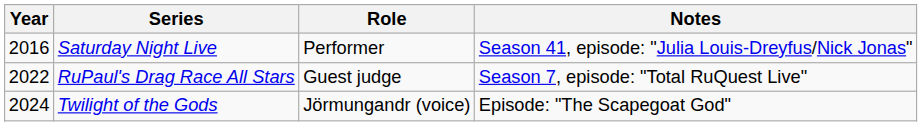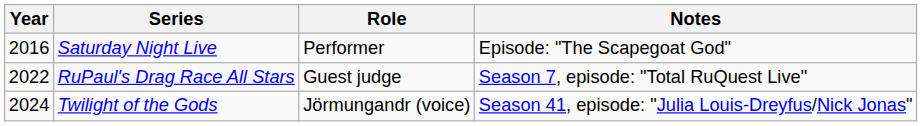(696, 47) Season 41, episode: "Julia Louis-Dreyfus/Nick Jonas" -> (605, 47) Episode: "The Scapegoat God"
(605, 105) Episode: "The Scapegoat God" -> (696, 105) Season 41, episode: "Julia Louis-Dreyfus/Nick Jonas"
